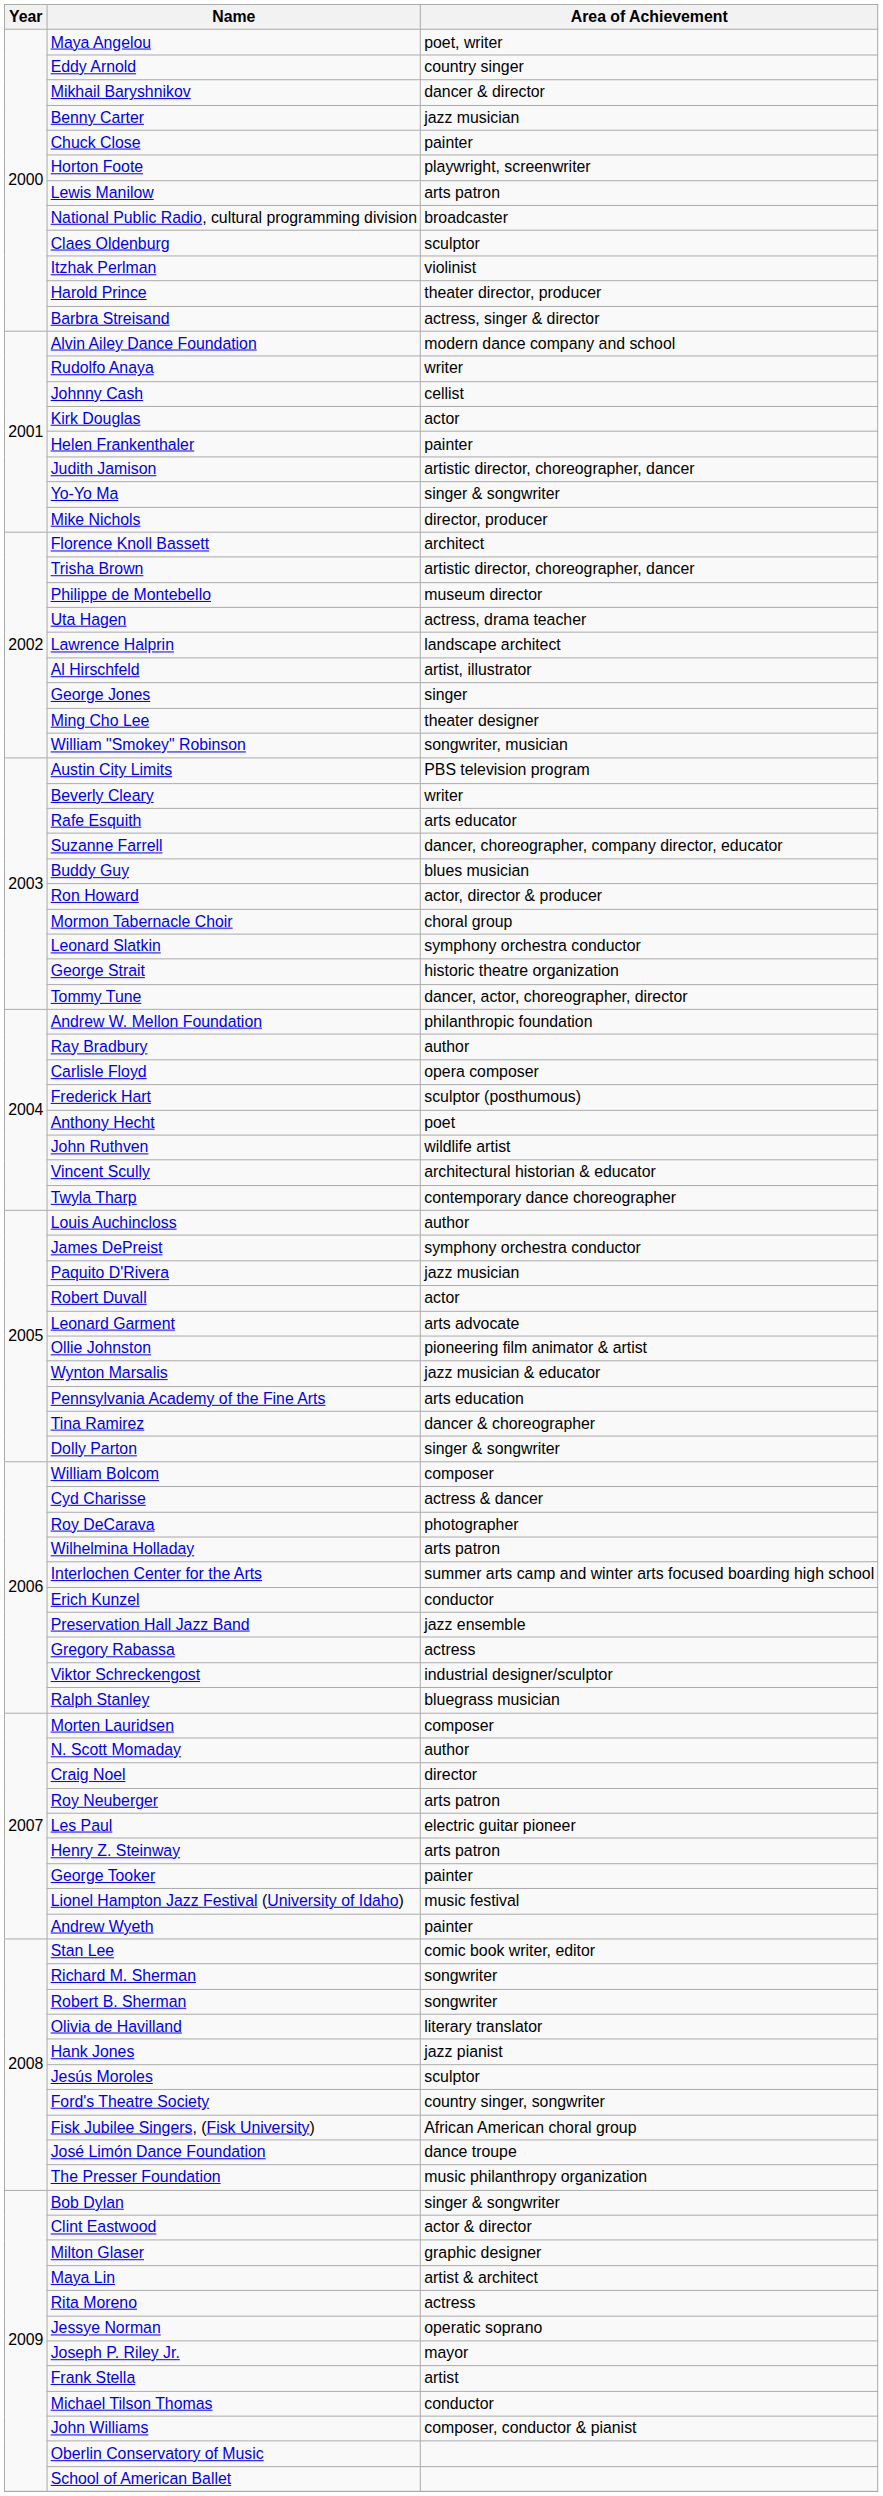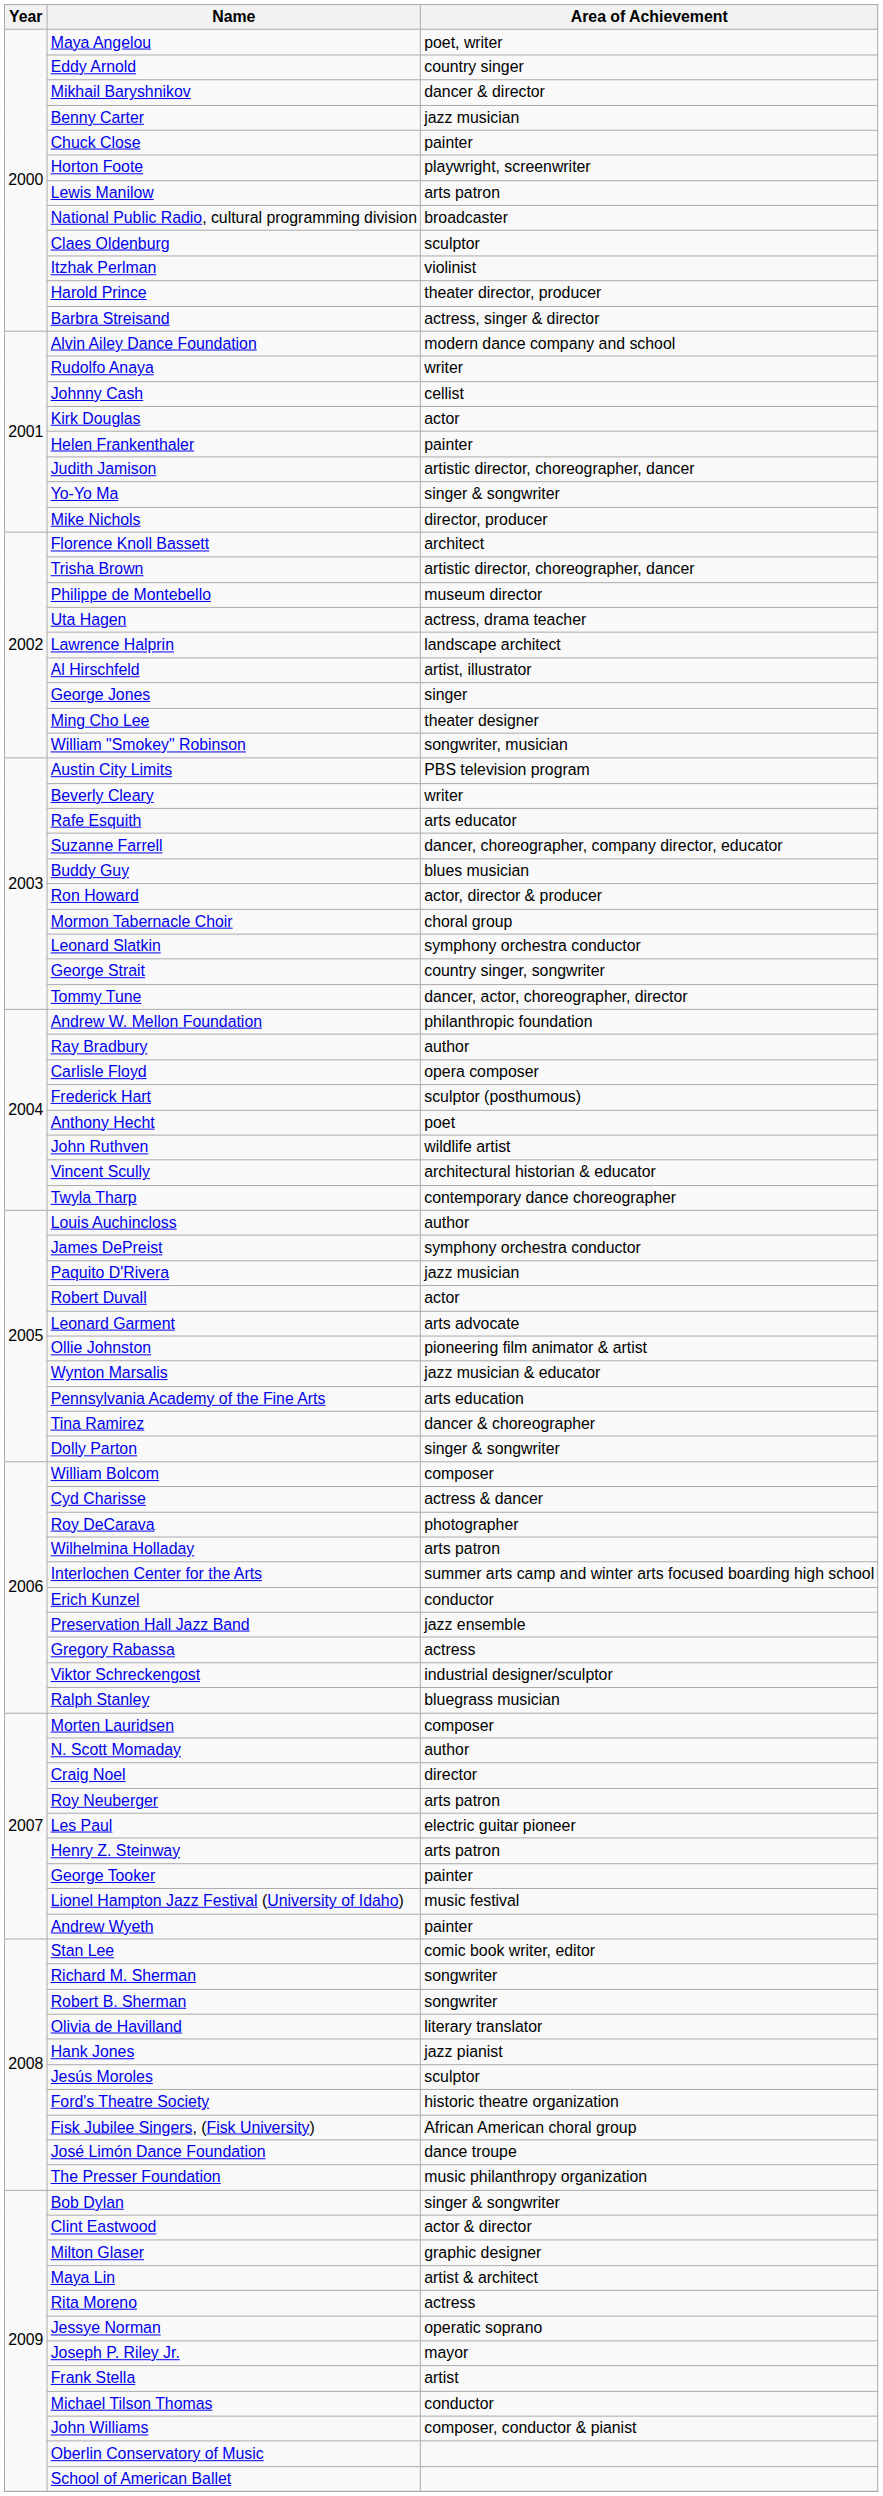(522, 971) historic theatre organization -> (514, 971) country singer, songwriter
(514, 2102) country singer, songwriter -> (522, 2102) historic theatre organization
